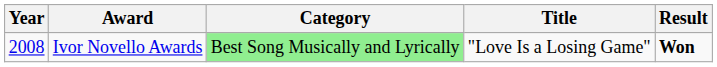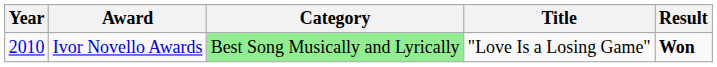(27, 47) 2008 -> (27, 47) 2010
